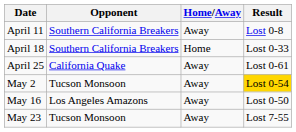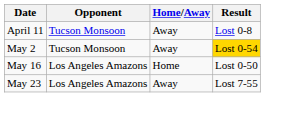(114, 30) Southern California Breakers -> (87, 30) Tucson Monsoon
- row: (25, 48)
- row: (25, 65)
(196, 100) Away -> (166, 65) Home
(87, 118) Tucson Monsoon -> (98, 83) Los Angeles Amazons
